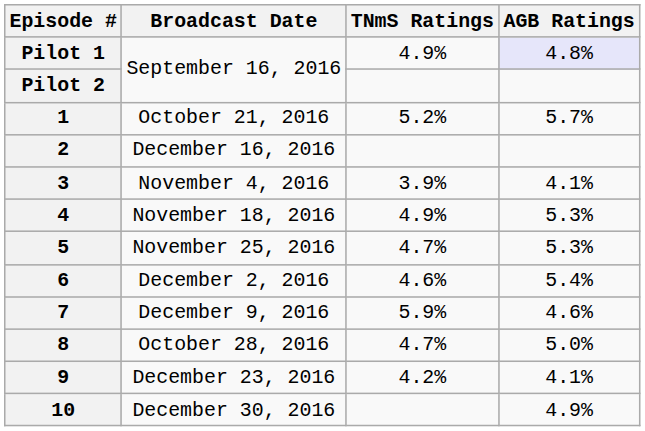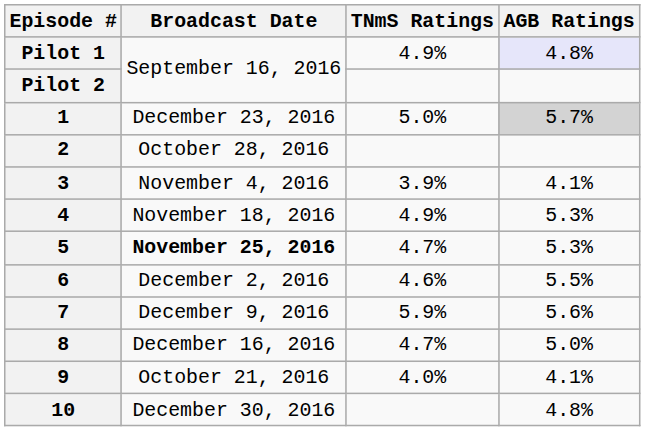(234, 118) October 21, 2016 -> (234, 118) December 23, 2016
(422, 118) 5.2% -> (422, 118) 5.0%
(569, 118) no background -> (569, 118) lightgrey background
(234, 151) December 16, 2016 -> (234, 151) October 28, 2016
(234, 248) normal -> (234, 248) bold
(569, 280) 5.4% -> (569, 280) 5.5%
(569, 313) 4.6% -> (569, 313) 5.6%
(234, 345) October 28, 2016 -> (234, 345) December 16, 2016
(234, 378) December 23, 2016 -> (234, 378) October 21, 2016
(422, 378) 4.2% -> (422, 378) 4.0%
(569, 410) 4.9% -> (569, 410) 4.8%
